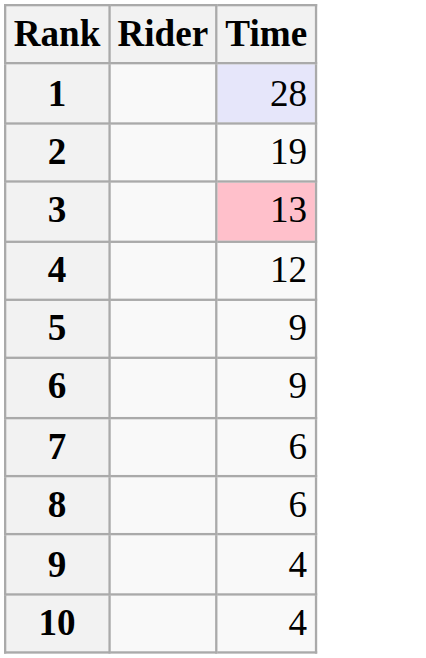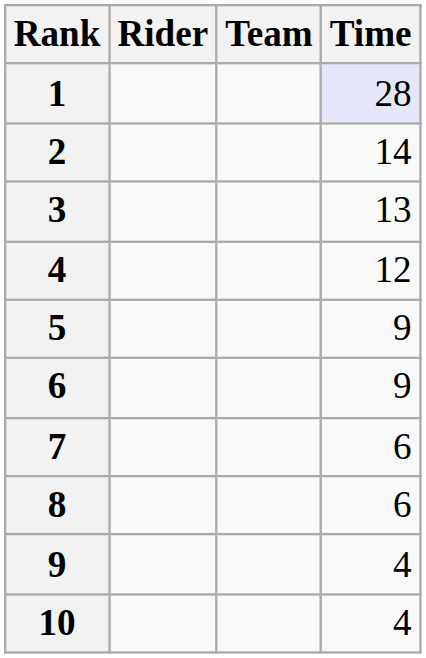+ column: (269, 33)
(289, 151) 19 -> (393, 151) 14
(289, 210) pink background -> (393, 210) no background
